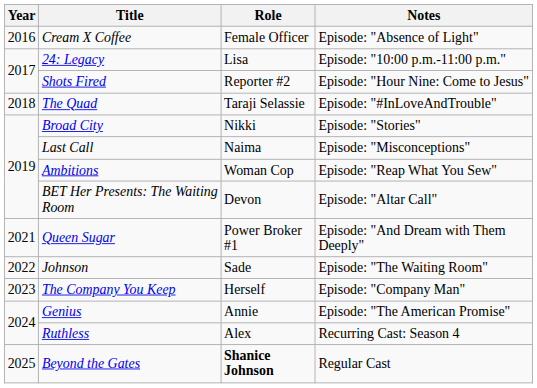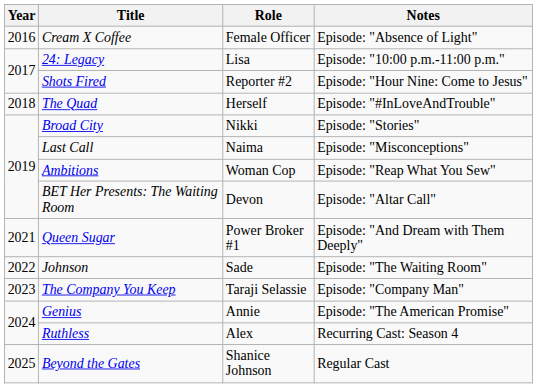(264, 103) Taraji Selassie -> (246, 103) Herself
(245, 289) Herself -> (266, 289) Taraji Selassie
(249, 363) bold -> (249, 363) normal
